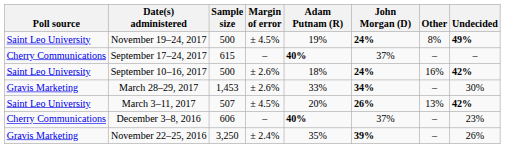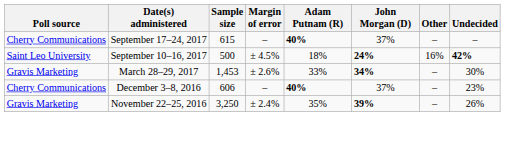- row: (159, 39)
(265, 71) ± 2.6% -> (265, 55) ± 4.5%
- row: (159, 103)
